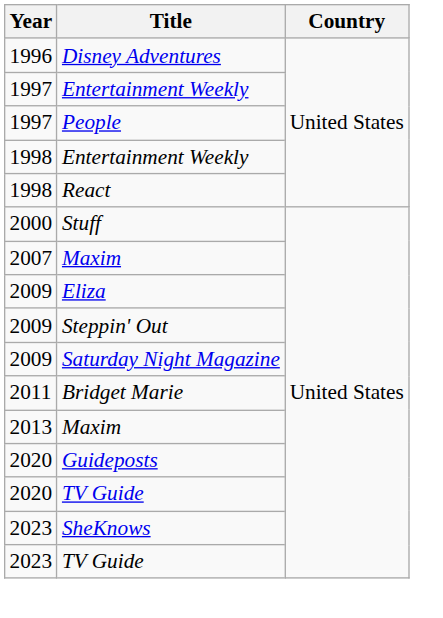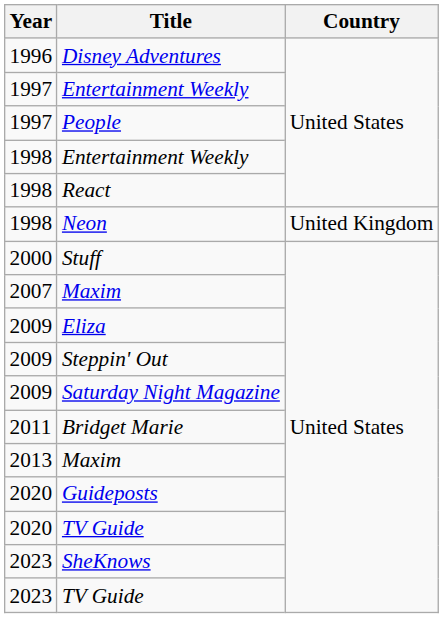+ row: (31, 223)
